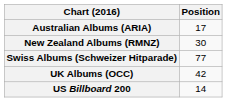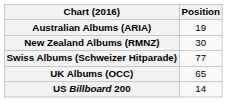(201, 27) 17 -> (201, 27) 19
(201, 74) 42 -> (201, 74) 65
